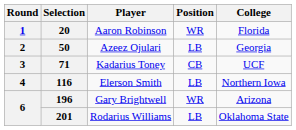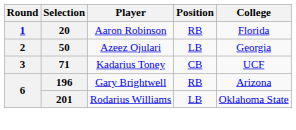(195, 30) WR -> (195, 30) RB
- row: (64, 82)
(195, 99) WR -> (195, 82) RB
